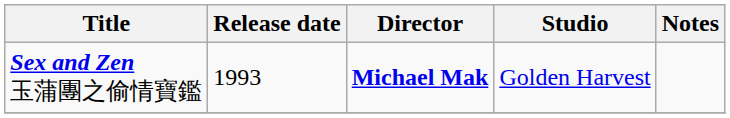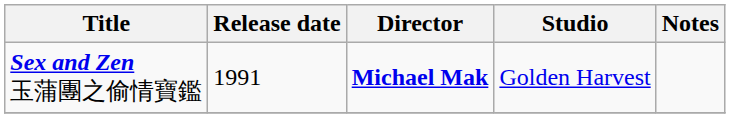(237, 77) 1993 -> (237, 77) 1991
